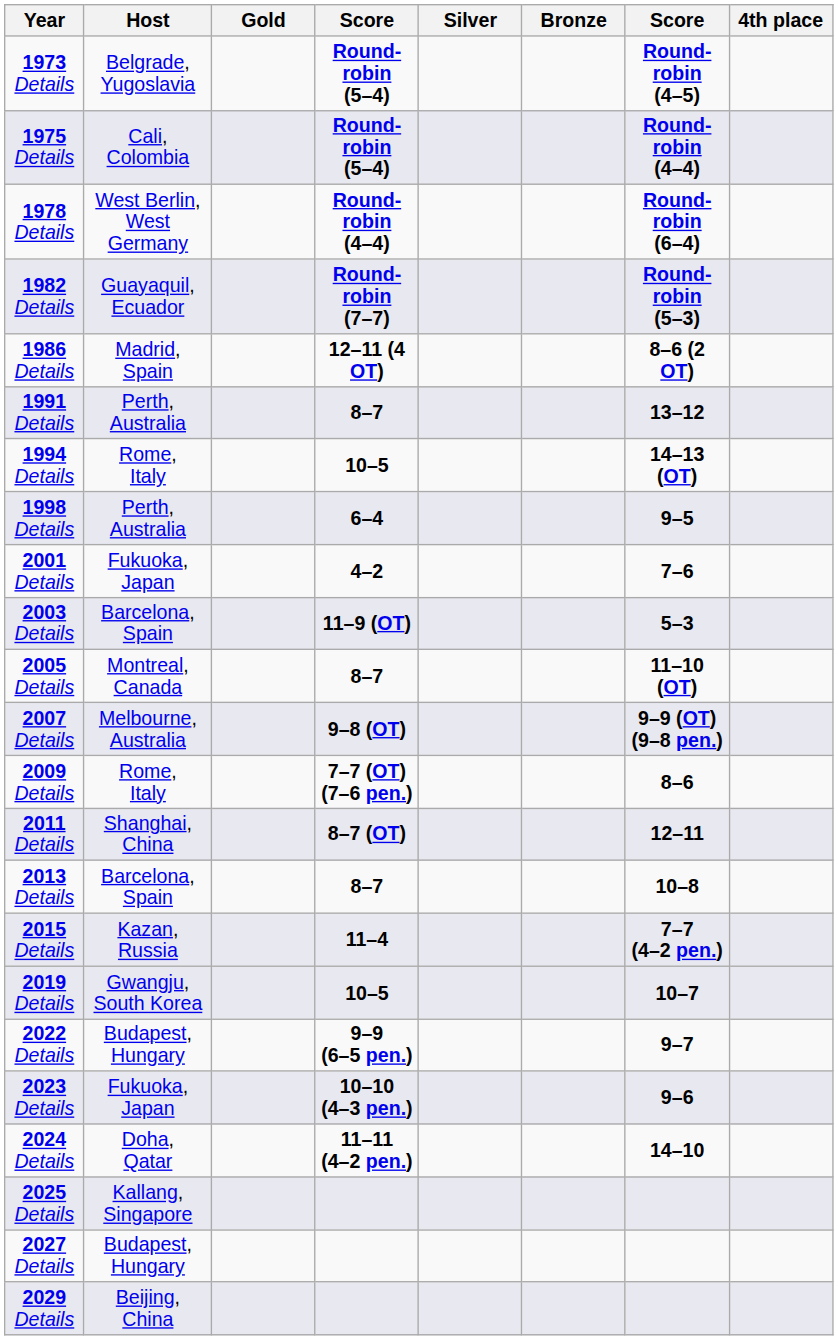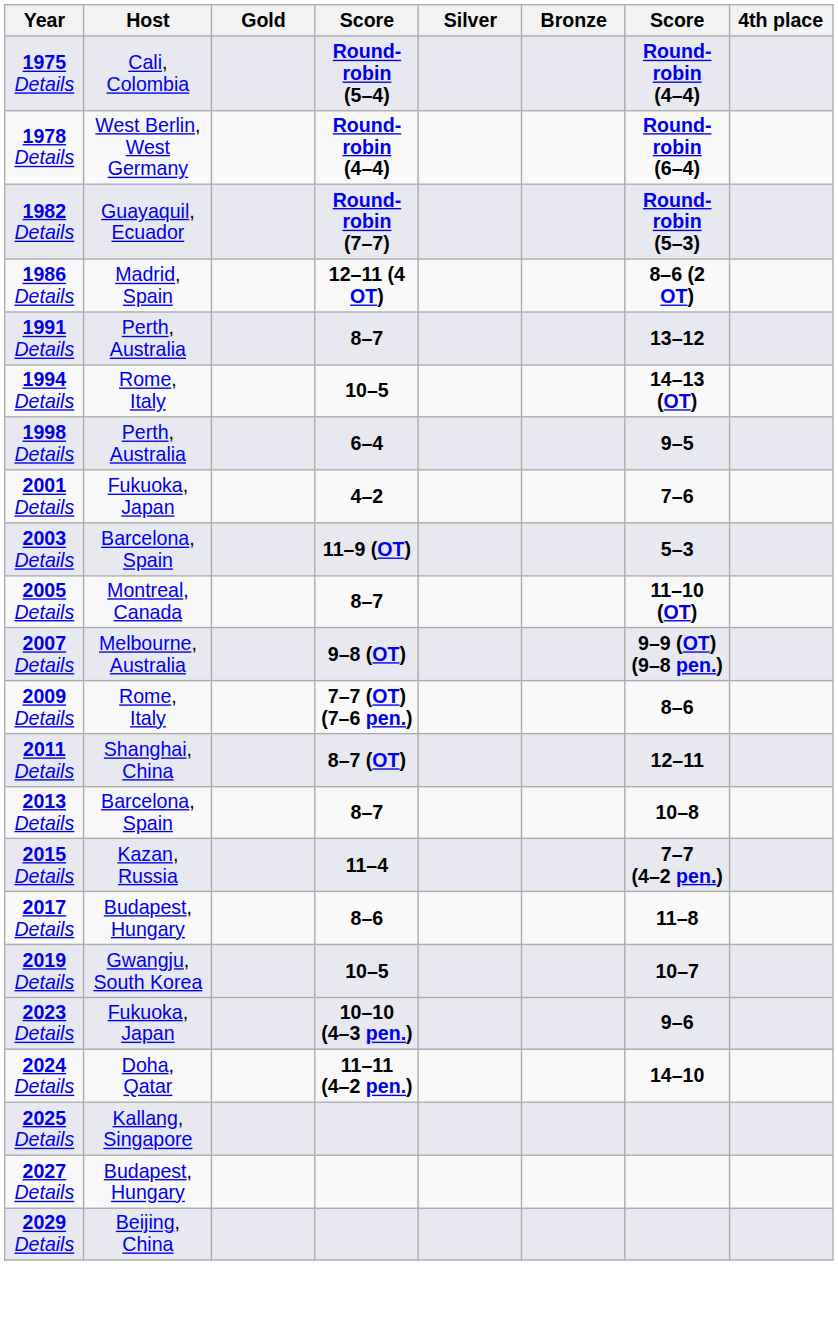- row: (44, 73)
+ row: (44, 918)
- row: (44, 1045)
